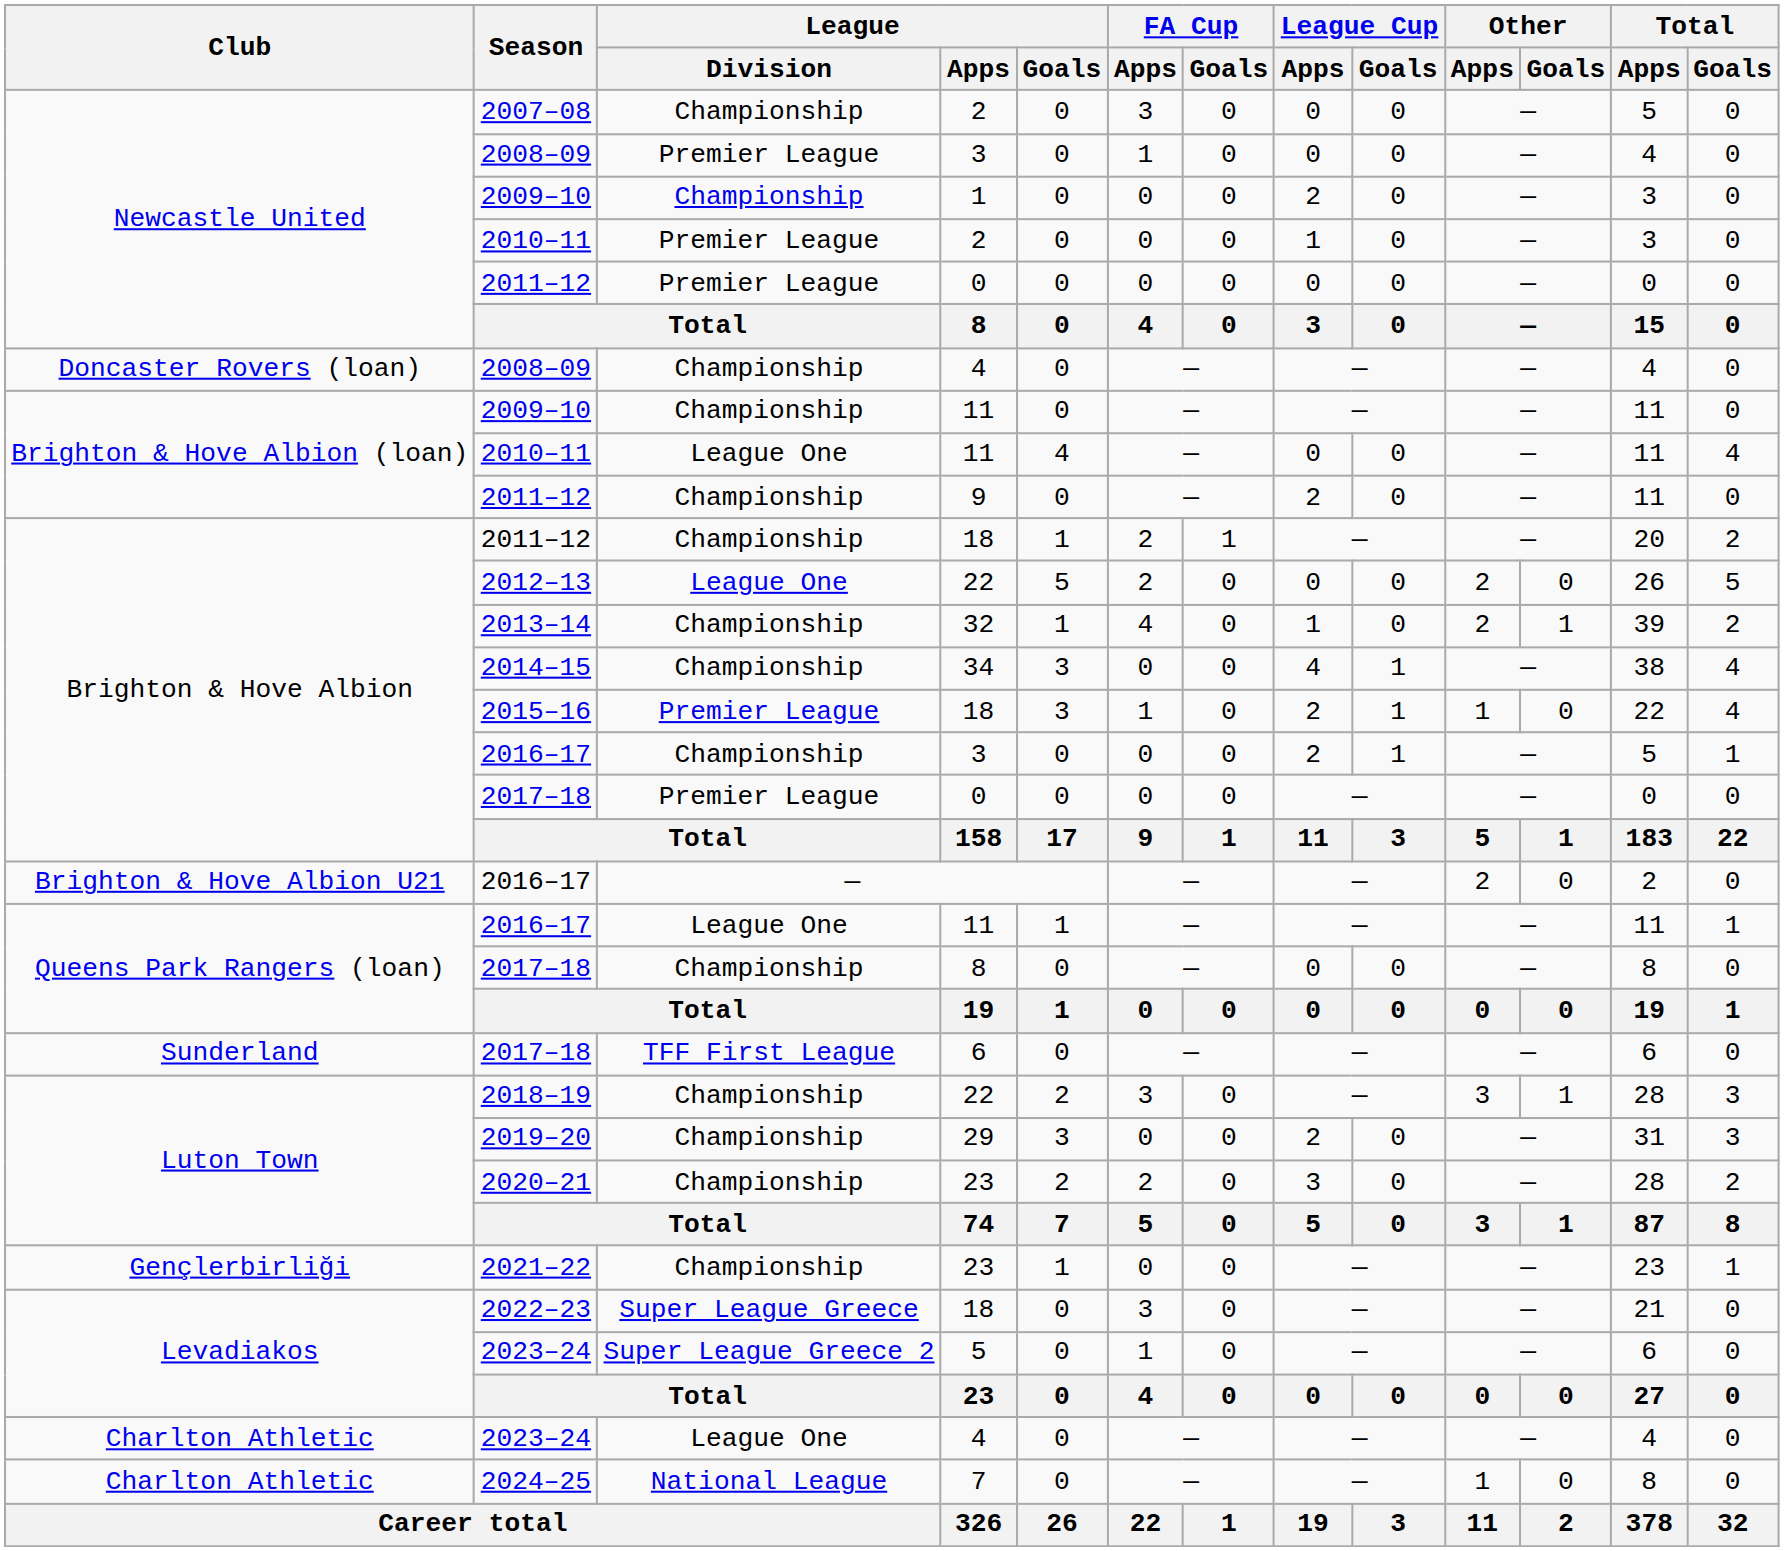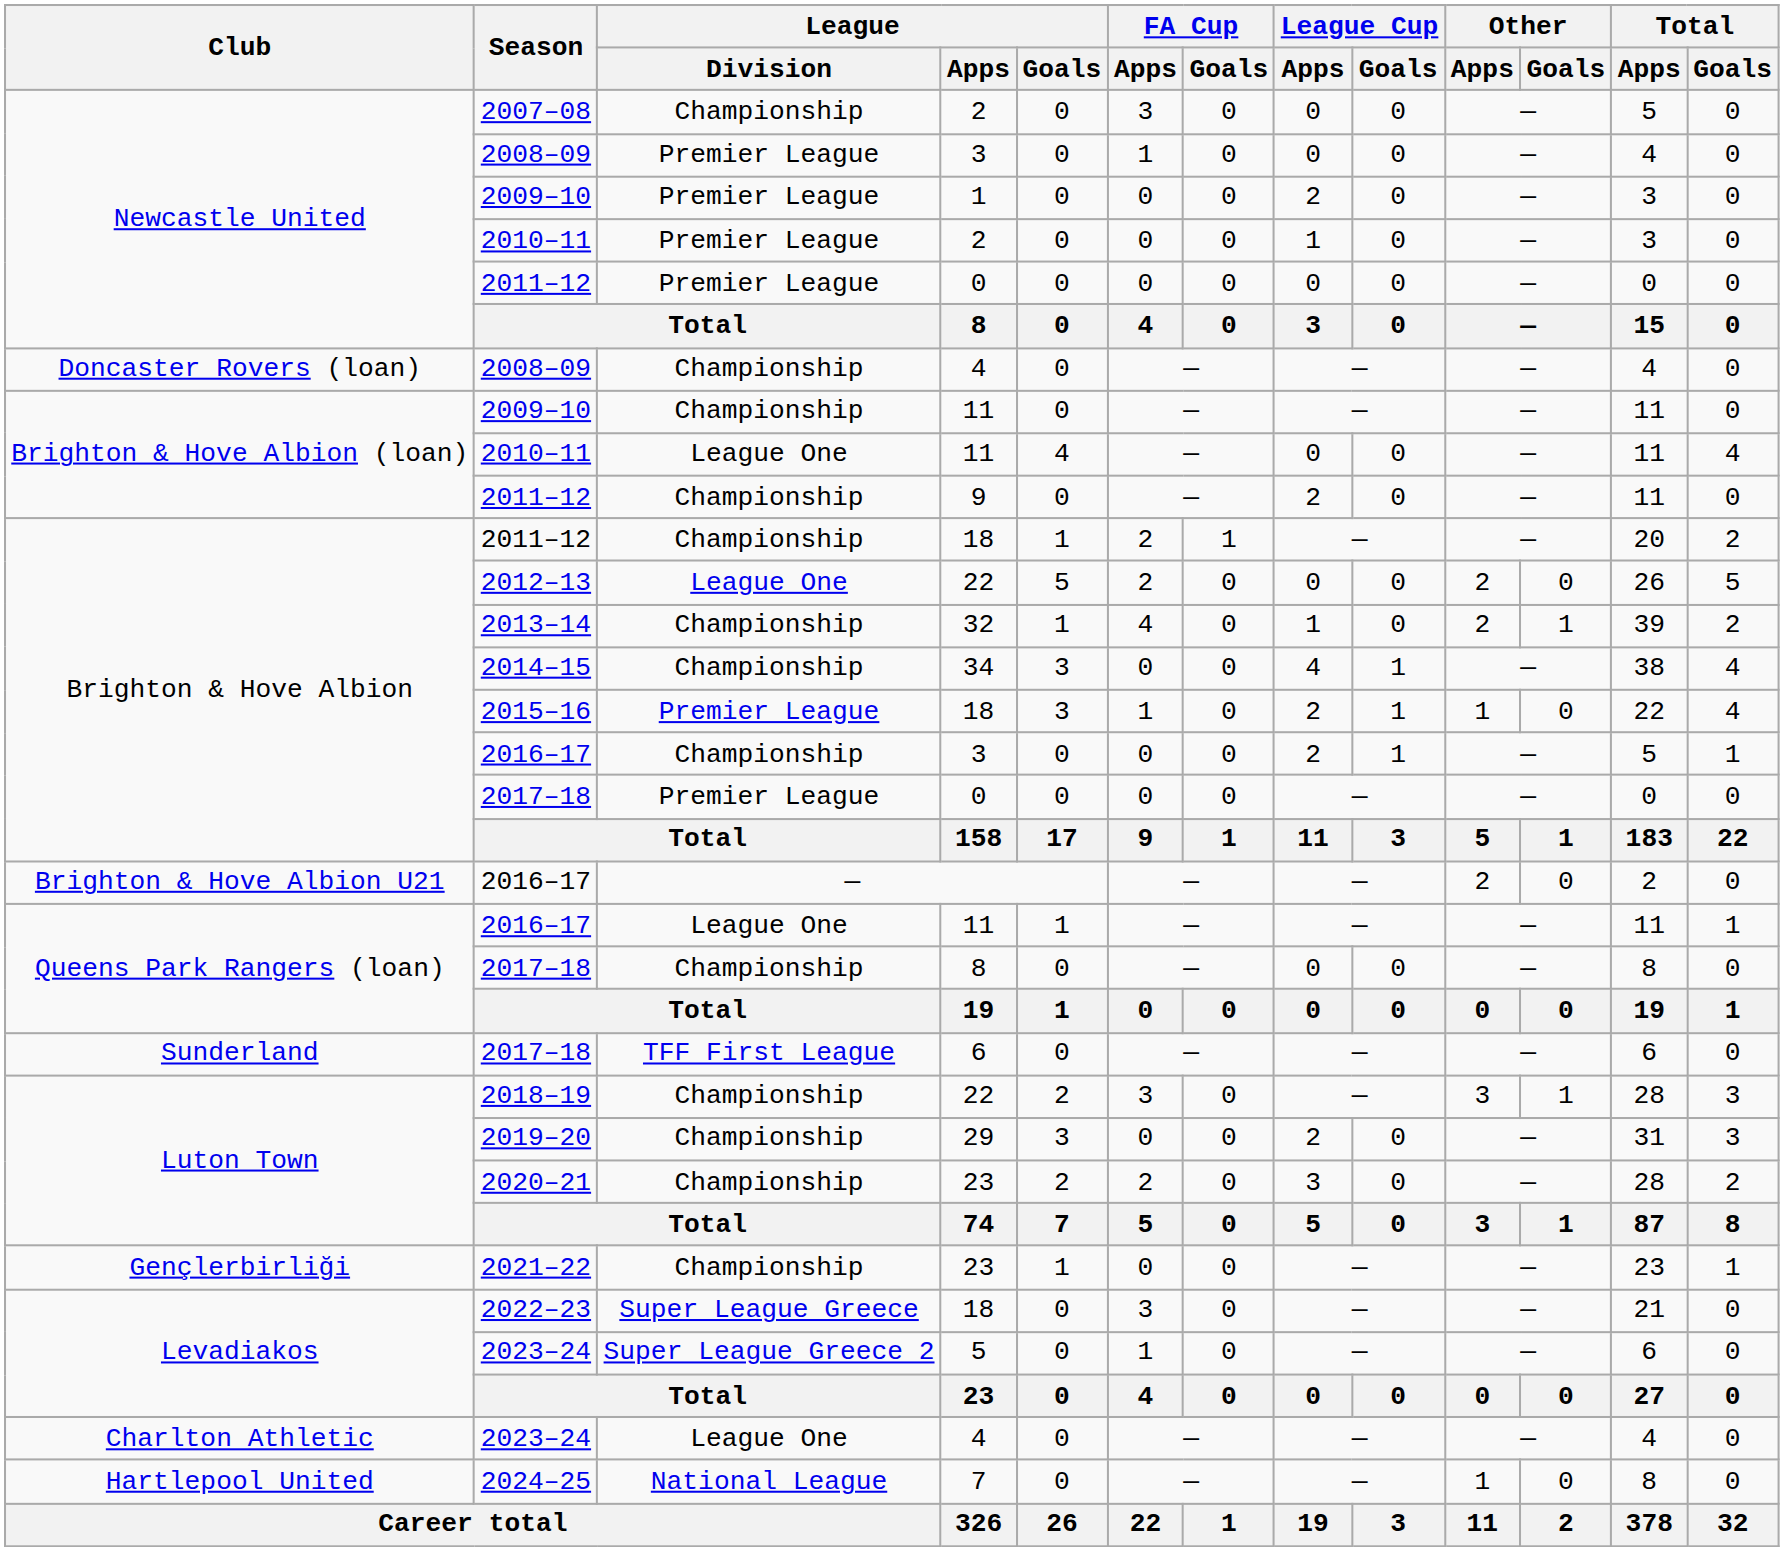(769, 198) Championship -> (769, 198) Premier League
(240, 1482) Charlton Athletic -> (240, 1482) Hartlepool United
